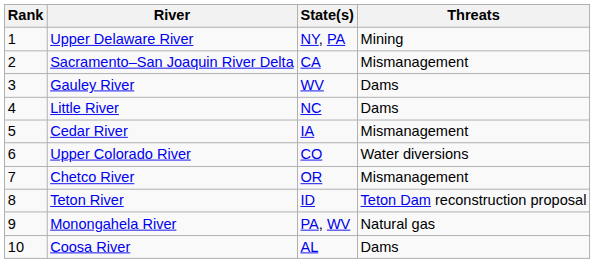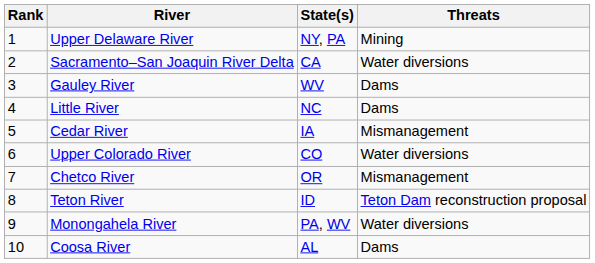(414, 62) Mismanagement -> (415, 62) Water diversions
(398, 223) Natural gas -> (415, 223) Water diversions
